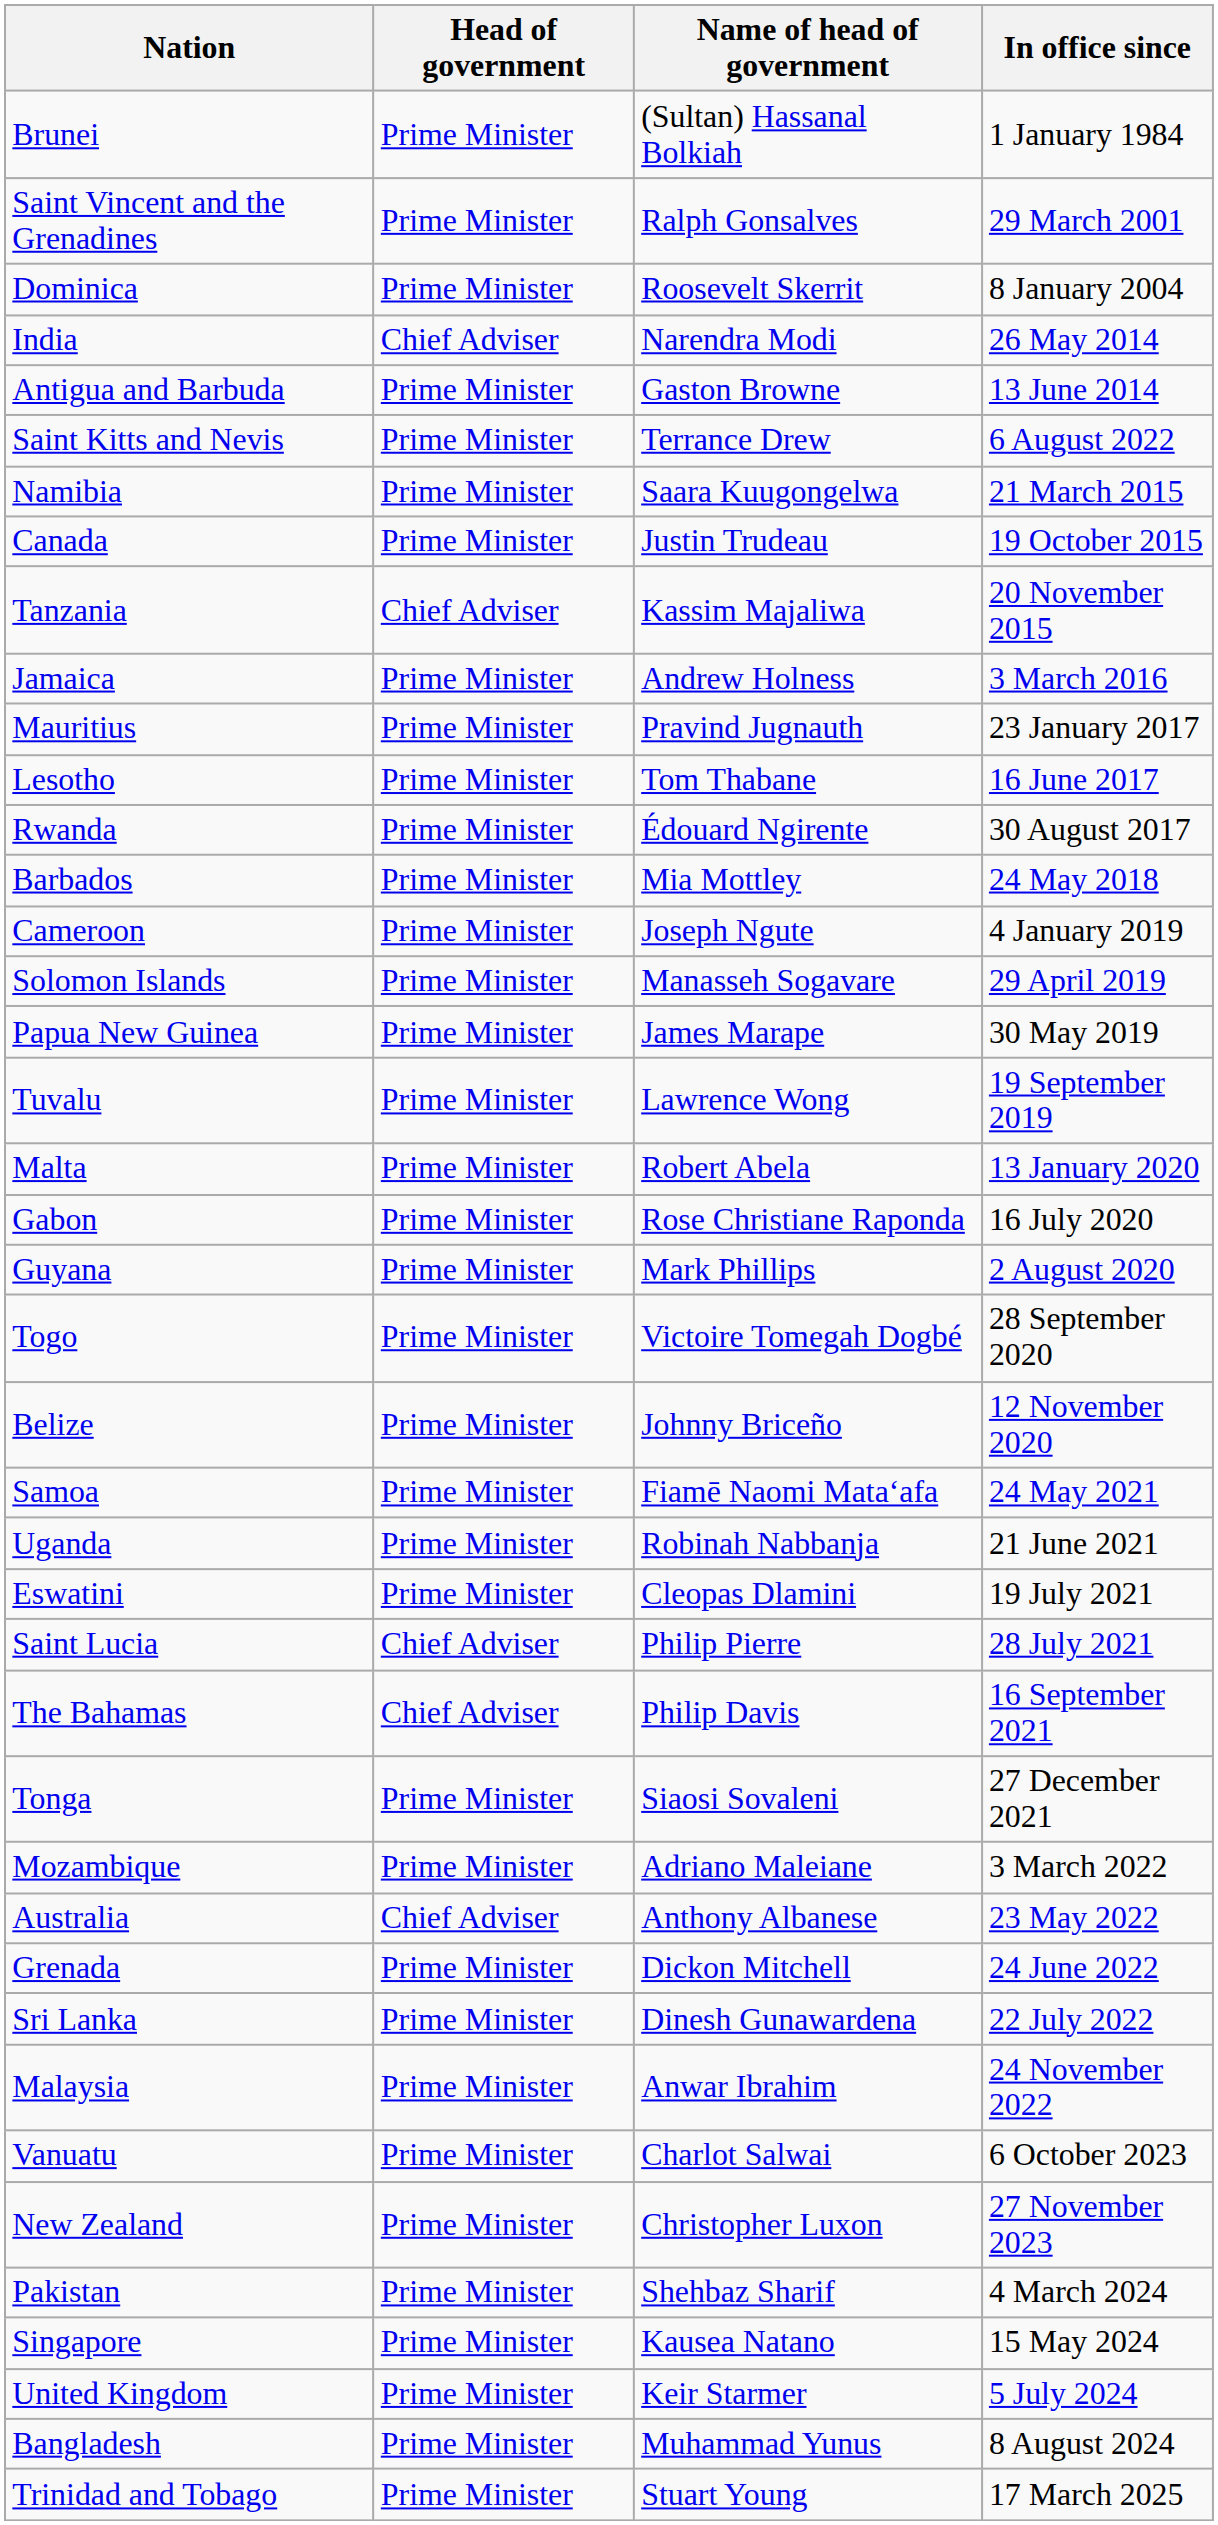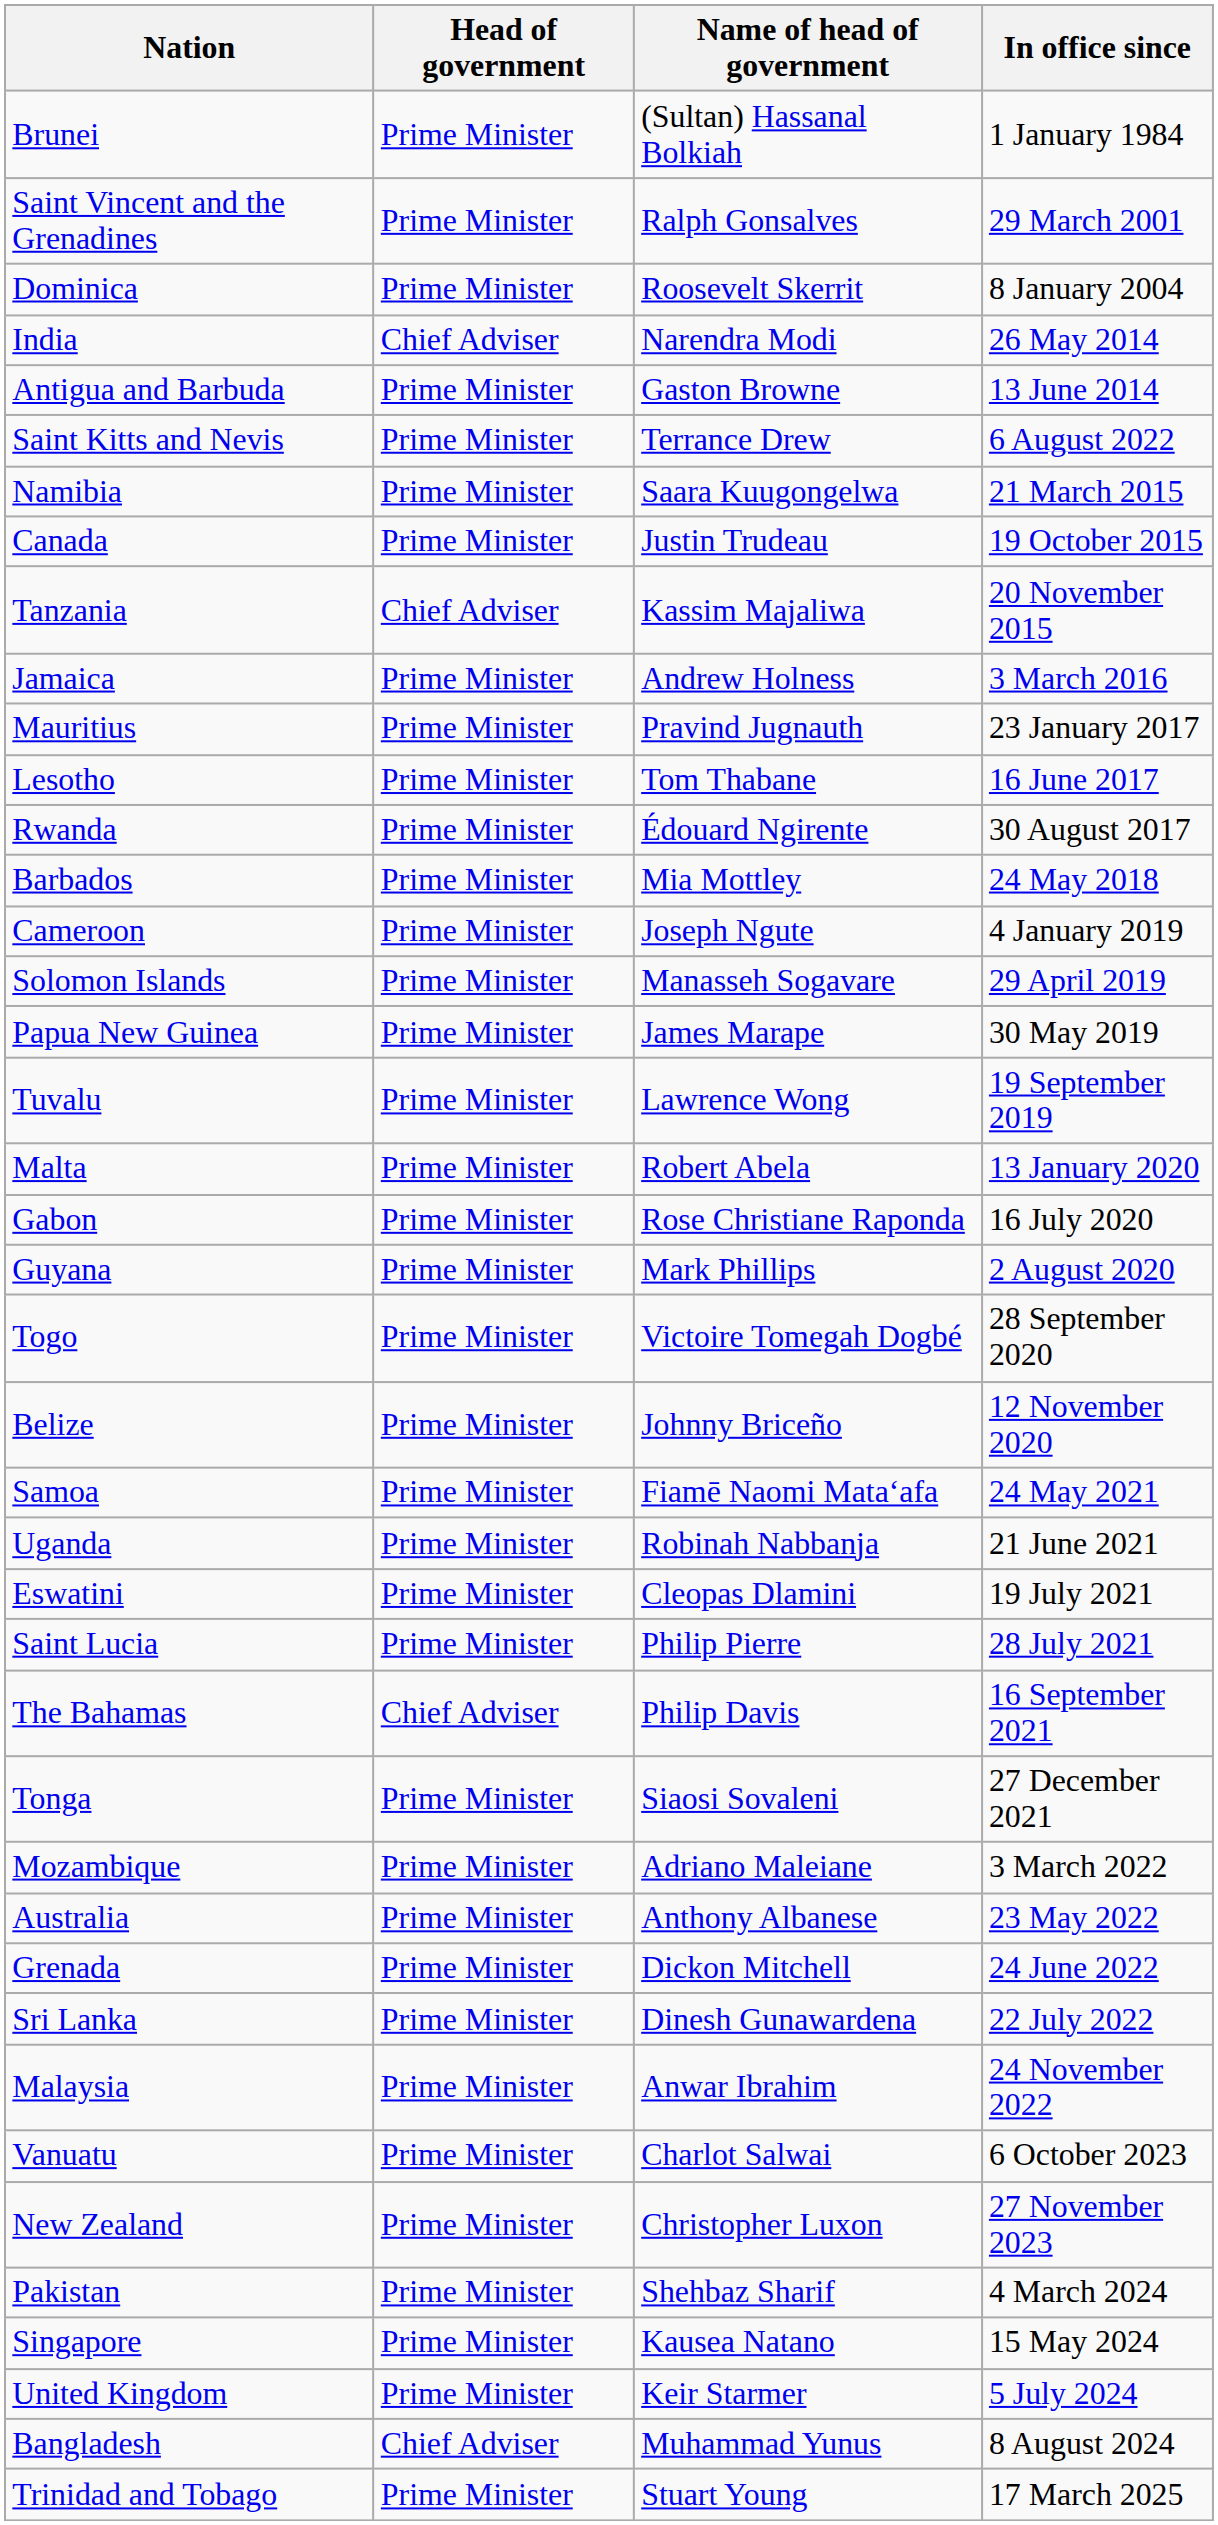(470, 1643) Chief Adviser -> (477, 1643) Prime Minister
(470, 1917) Chief Adviser -> (477, 1917) Prime Minister
(477, 2443) Prime Minister -> (470, 2443) Chief Adviser
